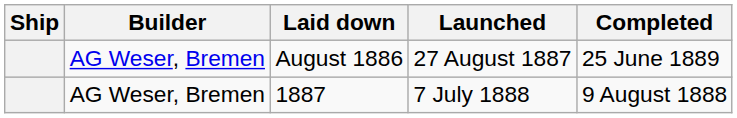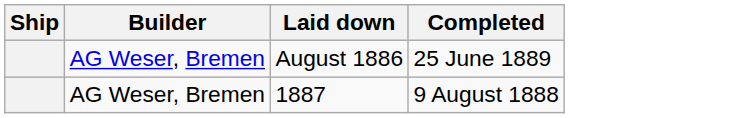- column: (492, 22)
